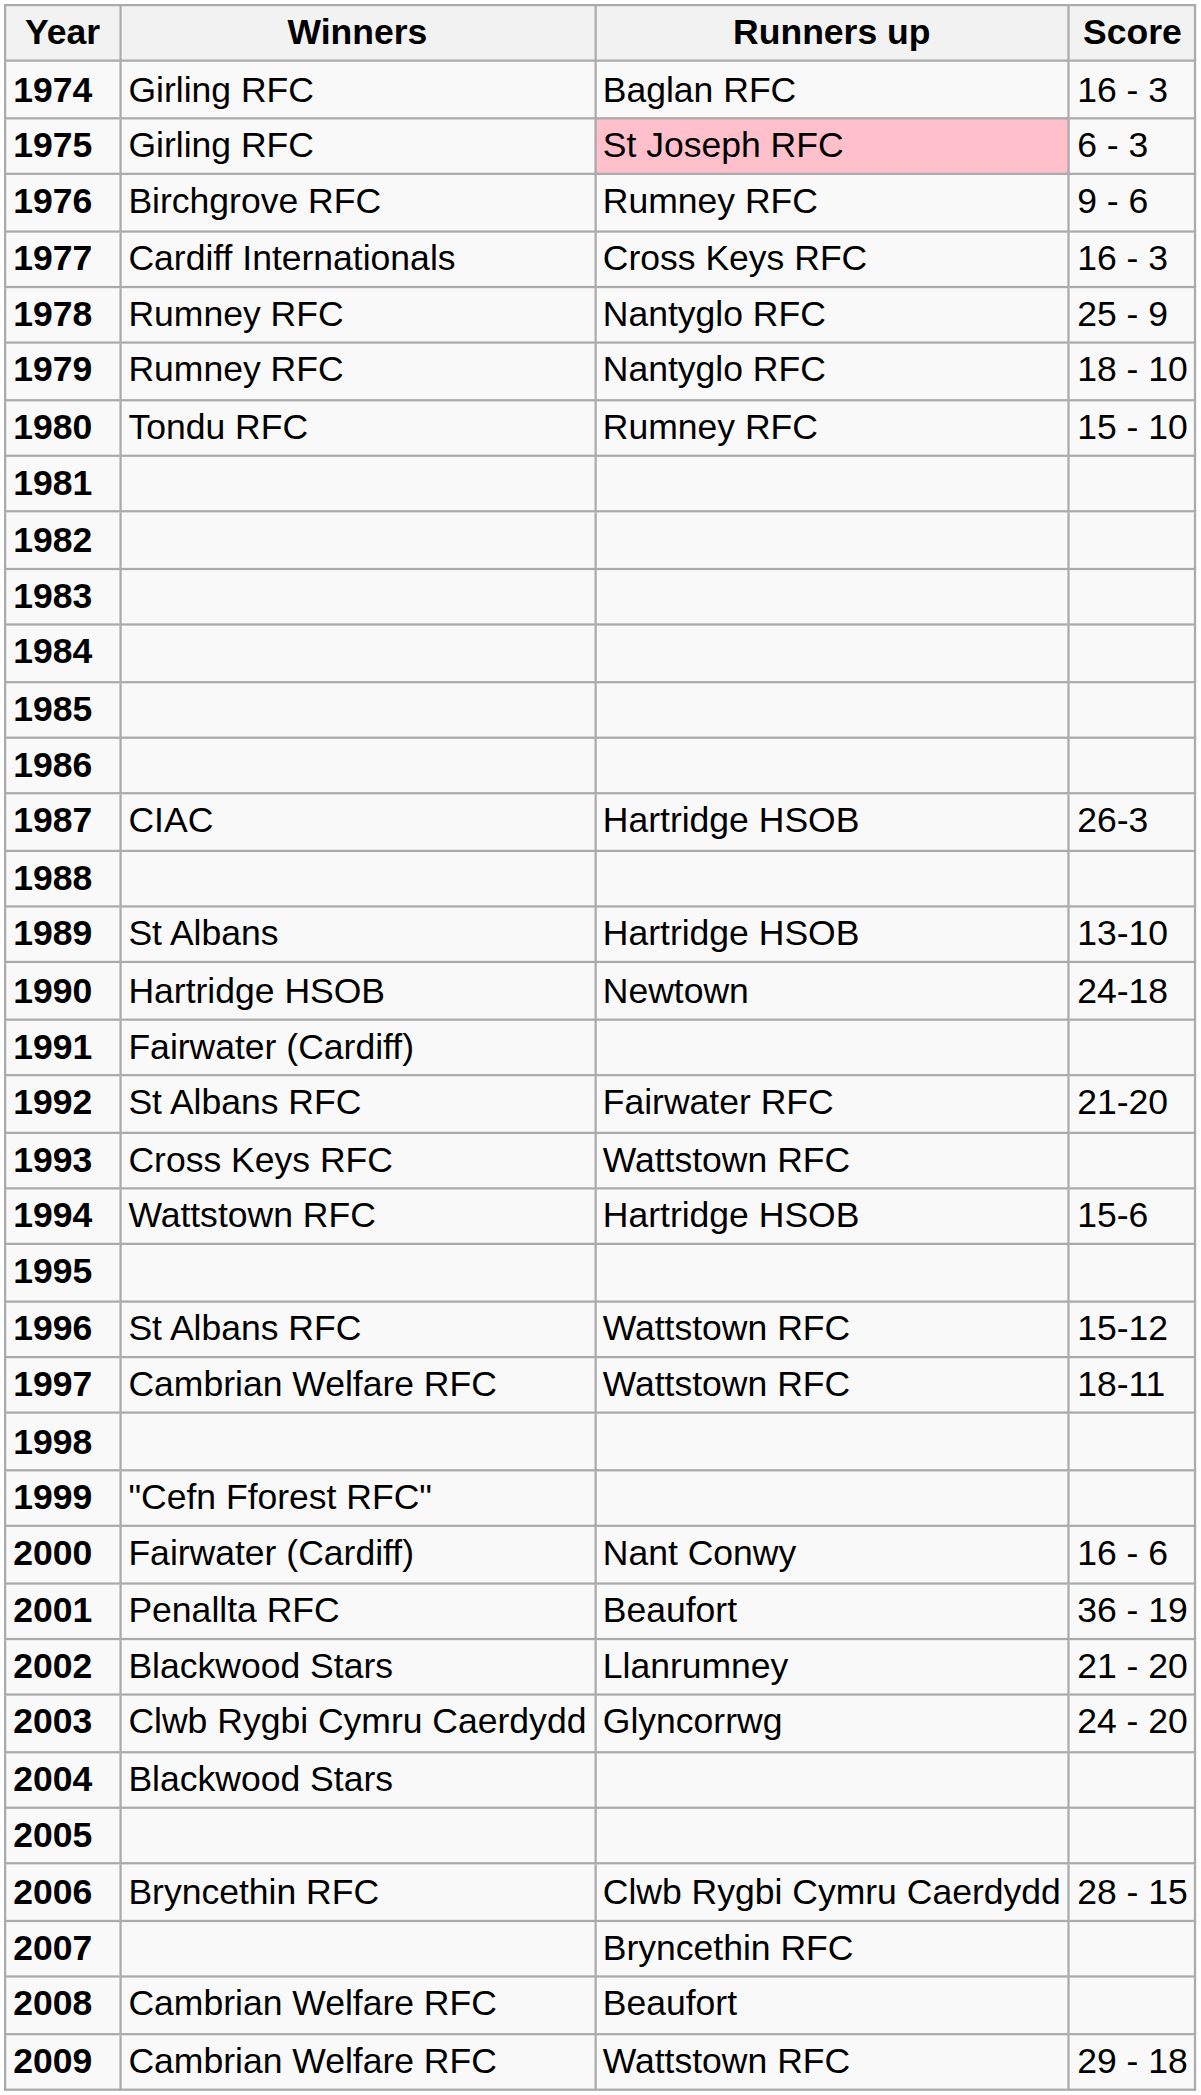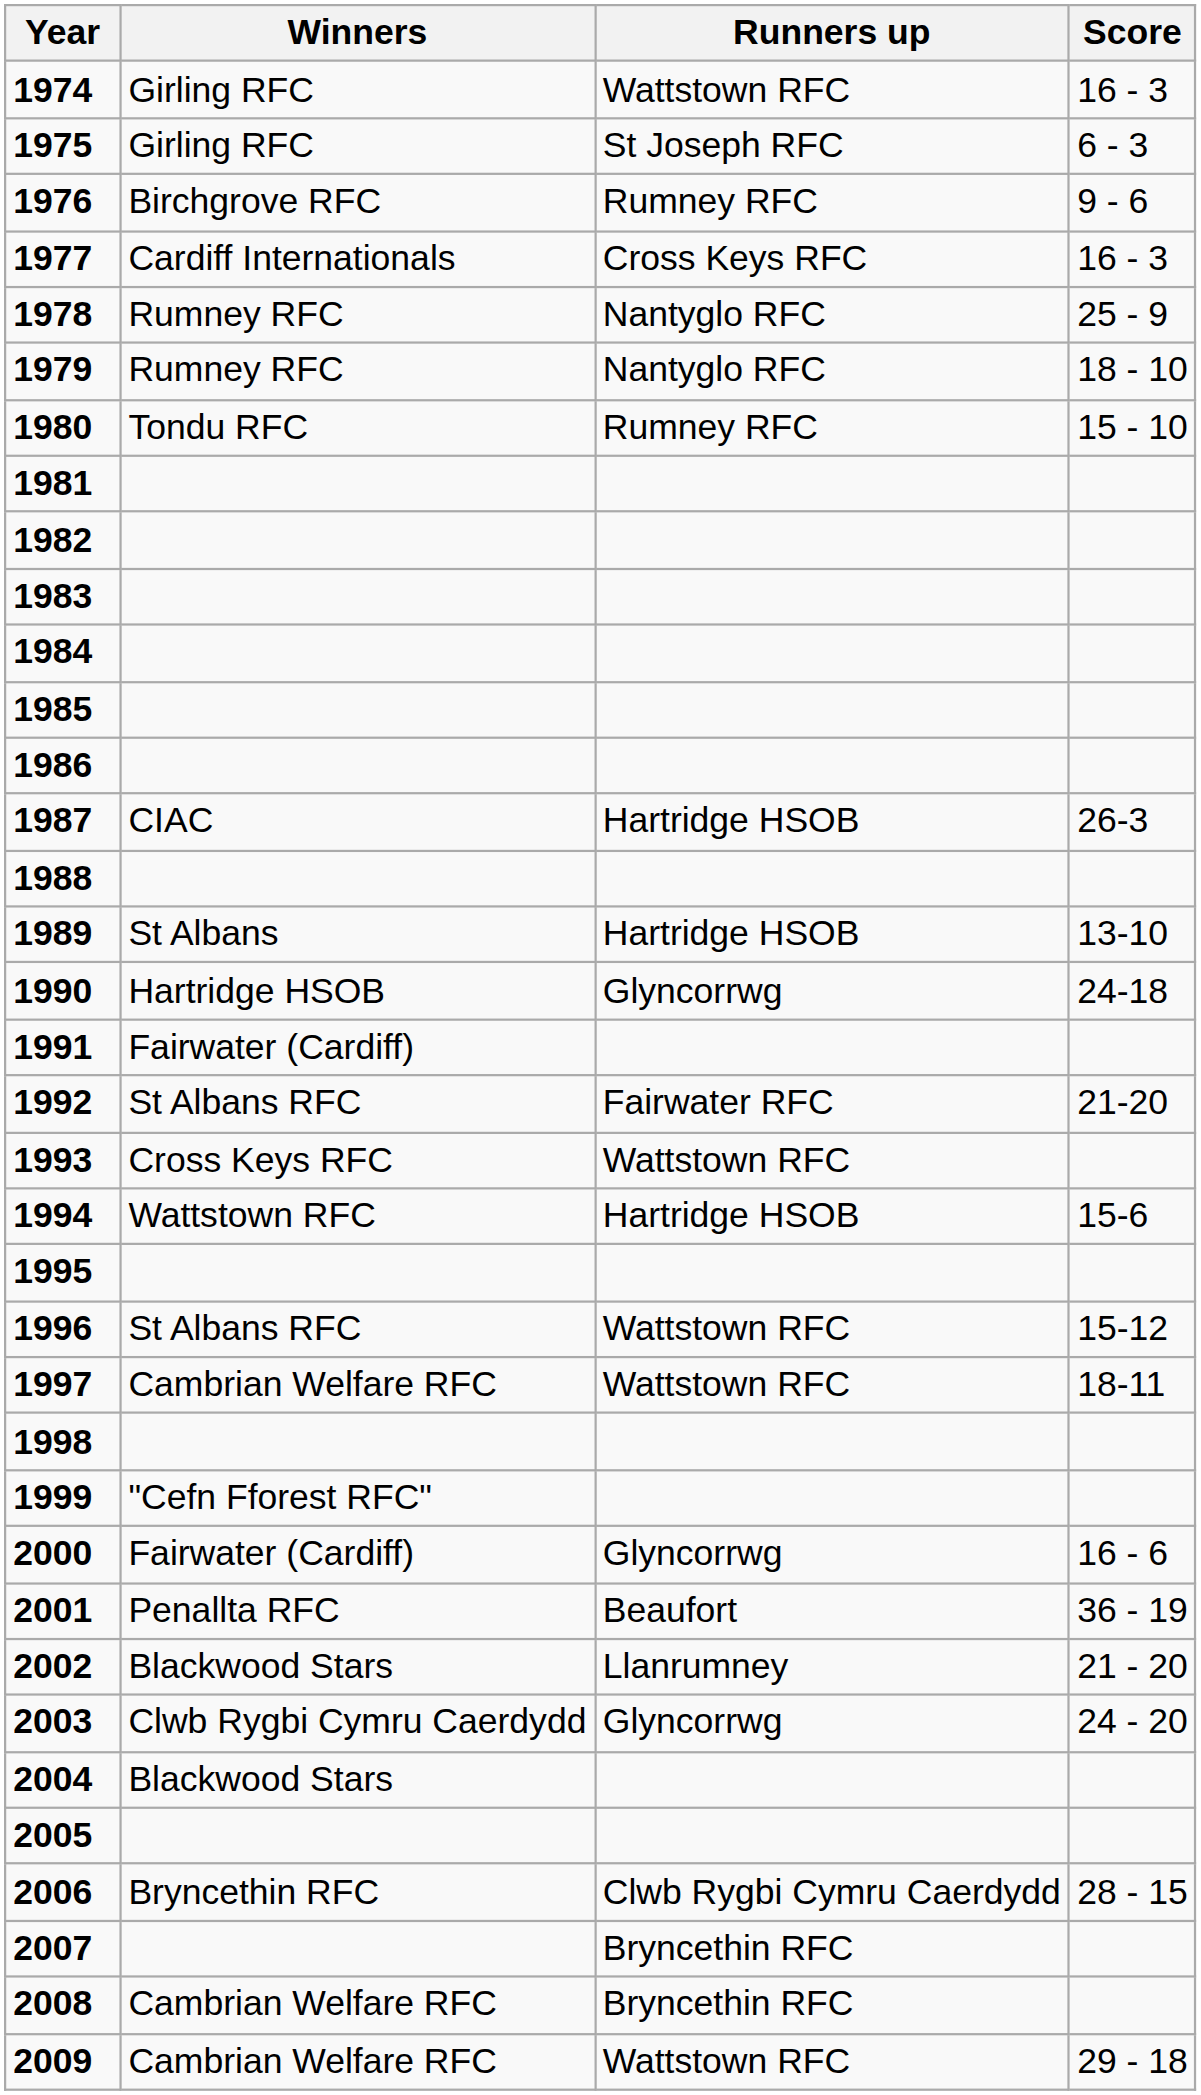(700, 88) Baglan RFC -> (726, 88) Wattstown RFC
(723, 145) pink background -> (723, 145) no background
(676, 990) Newtown -> (693, 990) Glyncorrwg
(700, 1553) Nant Conwy -> (693, 1553) Glyncorrwg
(670, 2004) Beaufort -> (728, 2004) Bryncethin RFC
